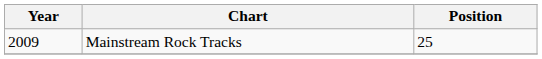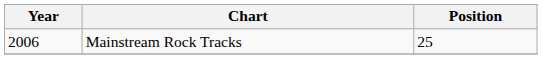(24, 41) 2009 -> (24, 41) 2006
